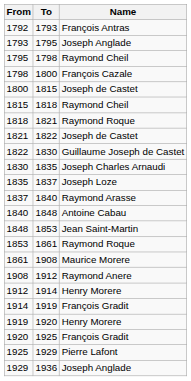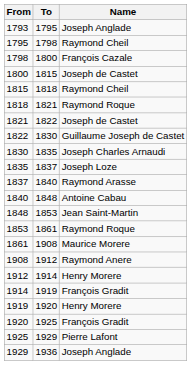- row: (17, 27)
